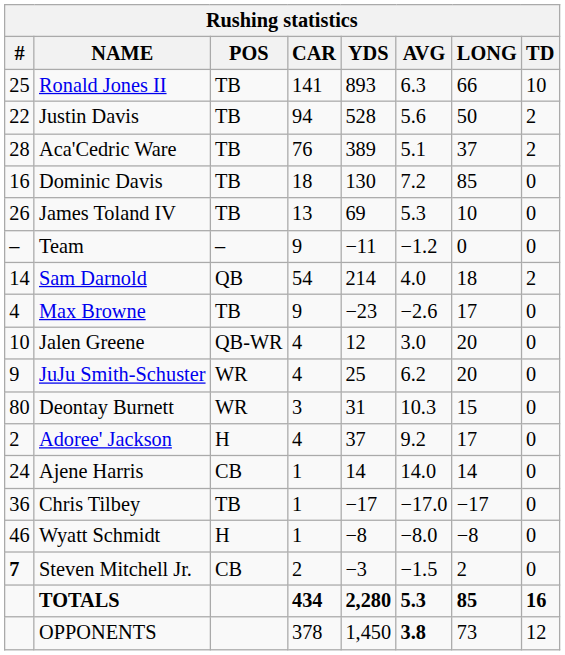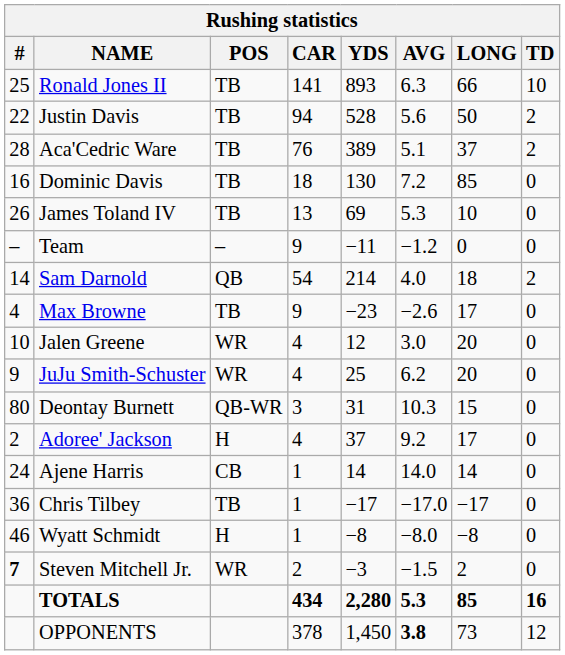(249, 342) QB-WR -> (231, 342) WR
(231, 407) WR -> (249, 407) QB-WR
(228, 568) CB -> (231, 568) WR
